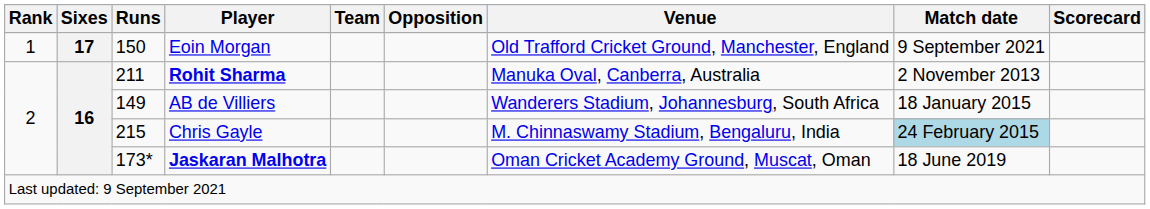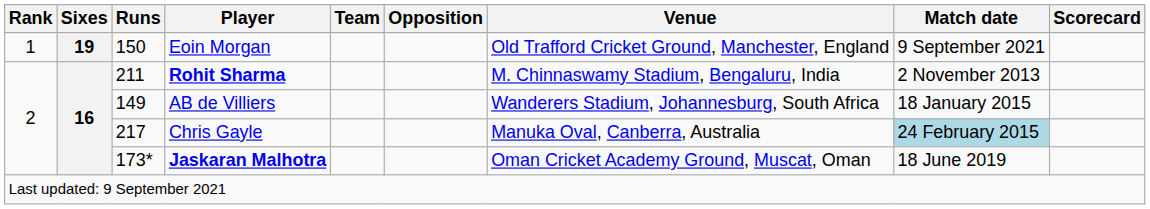(84, 47) 17 -> (84, 47) 19
(626, 75) Manuka Oval, Canberra, Australia -> (665, 75) M. Chinnaswamy Stadium, Bengaluru, India
(131, 132) 215 -> (131, 132) 217
(665, 132) M. Chinnaswamy Stadium, Bengaluru, India -> (626, 132) Manuka Oval, Canberra, Australia
